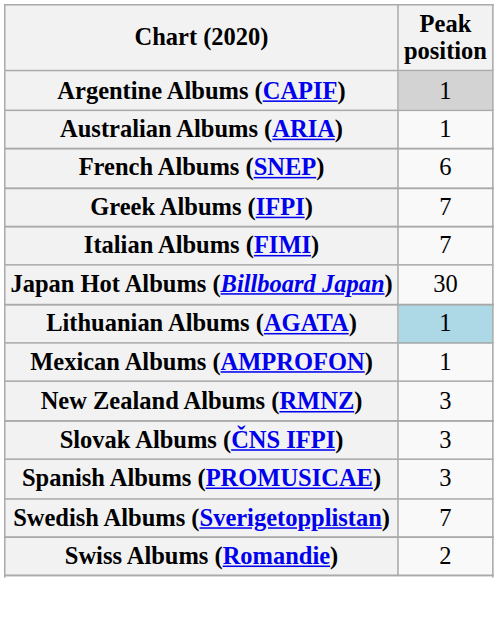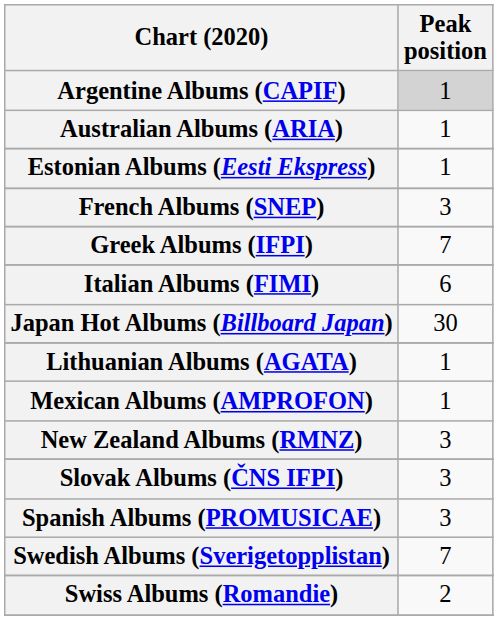+ row: (202, 167)
(445, 167) 6 -> (445, 206) 3
(445, 245) 7 -> (445, 284) 6
(445, 323) lightblue background -> (445, 362) no background
